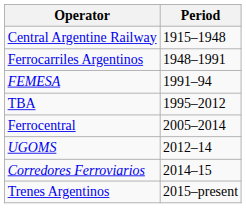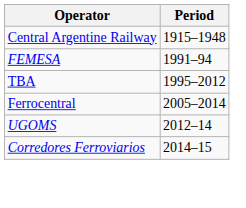- row: (75, 59)
- row: (58, 192)
